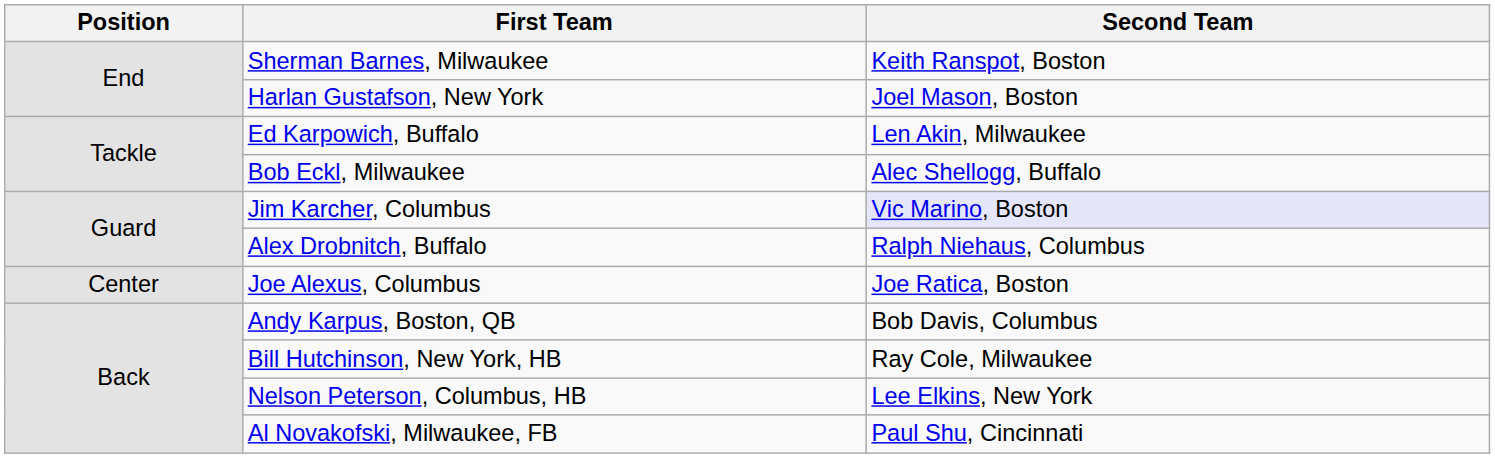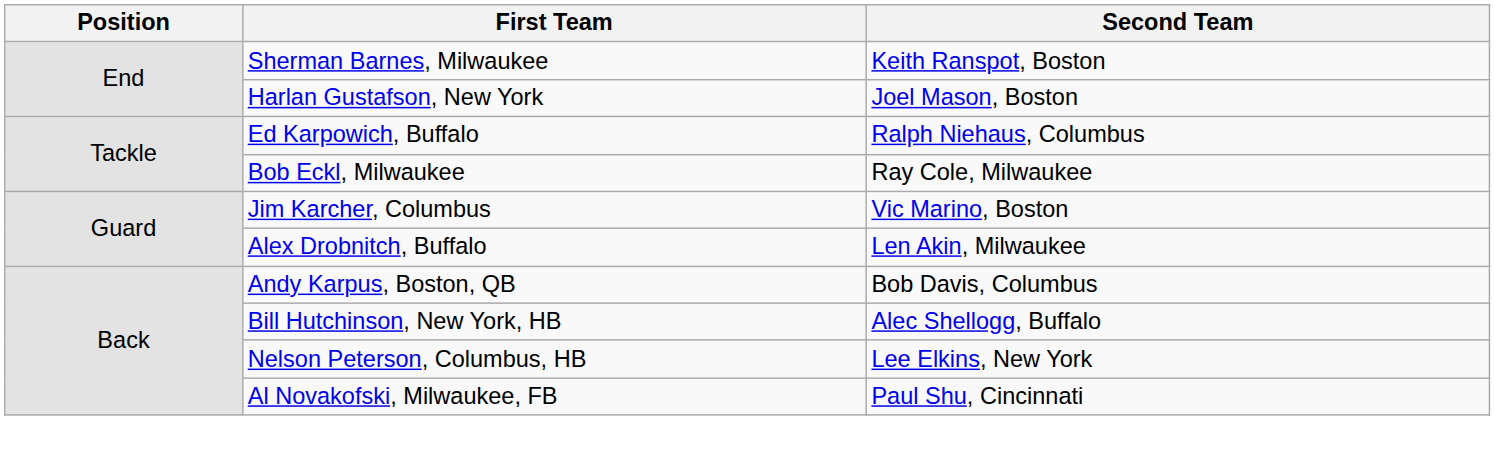(979, 135) Len Akin, Milwaukee -> (1008, 135) Ralph Niehaus, Columbus
(986, 172) Alec Shellogg, Buffalo -> (982, 172) Ray Cole, Milwaukee
(970, 209) lavender background -> (970, 209) no background
(1008, 246) Ralph Niehaus, Columbus -> (979, 246) Len Akin, Milwaukee
- row: (364, 284)
(982, 358) Ray Cole, Milwaukee -> (986, 321) Alec Shellogg, Buffalo
